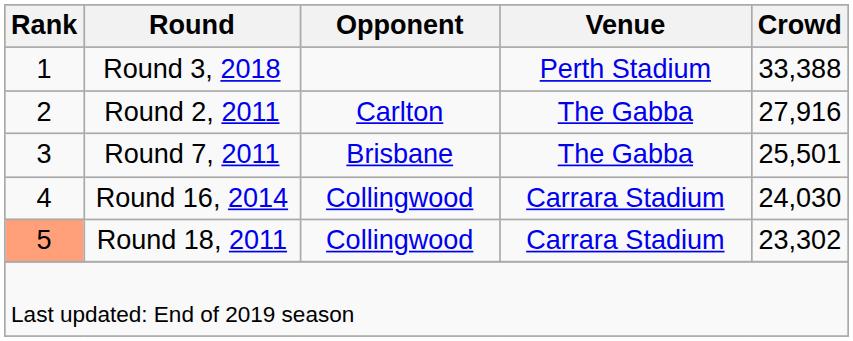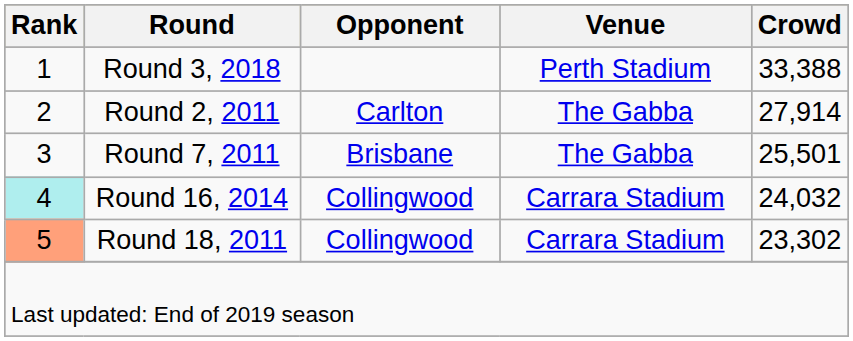(800, 111) 27,916 -> (800, 111) 27,914
(44, 197) no background -> (44, 197) paleturquoise background
(800, 197) 24,030 -> (800, 197) 24,032
